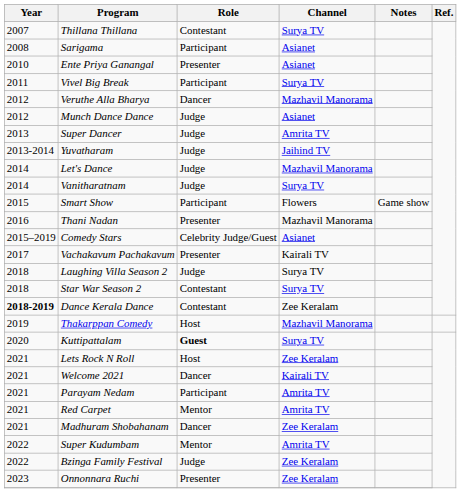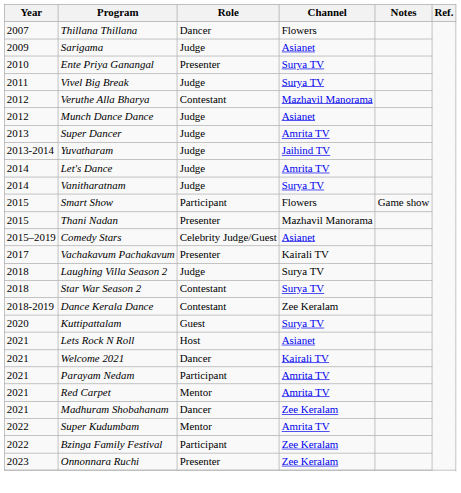(203, 30) Contestant -> (195, 30) Dancer
(303, 30) Surya TV -> (299, 30) Flowers
(18, 47) 2008 -> (18, 47) 2009
(203, 47) Participant -> (192, 47) Judge
(298, 64) Asianet -> (303, 64) Surya TV
(203, 82) Participant -> (192, 82) Judge
(195, 99) Dancer -> (203, 99) Contestant
(327, 168) Mazhavil Manorama -> (306, 168) Amrita TV
(18, 220) 2016 -> (18, 220) 2015
(30, 306) bold -> (30, 306) normal
- row: (107, 323)
(193, 340) bold -> (192, 323) normal
(310, 358) Zee Keralam -> (298, 340) Asianet
(192, 461) Judge -> (203, 444) Participant
